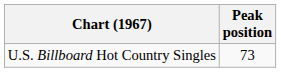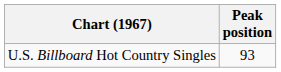(247, 55) 73 -> (247, 55) 93
